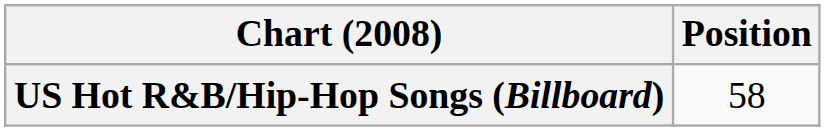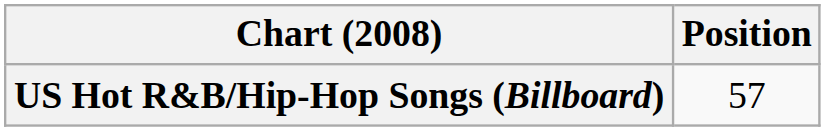(747, 94) 58 -> (747, 94) 57
